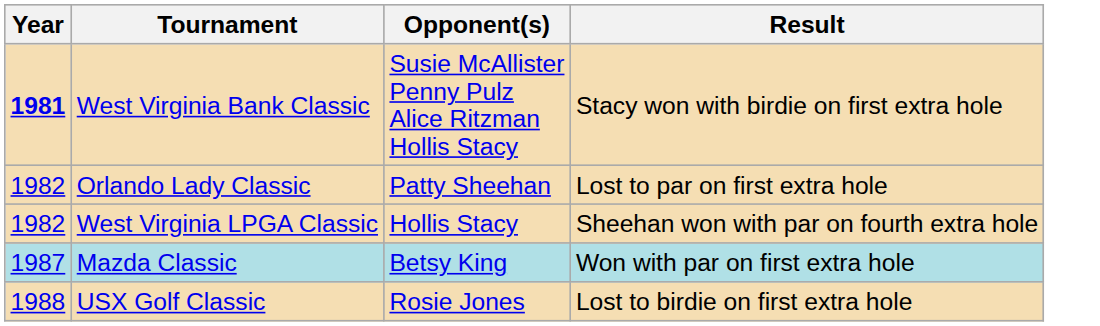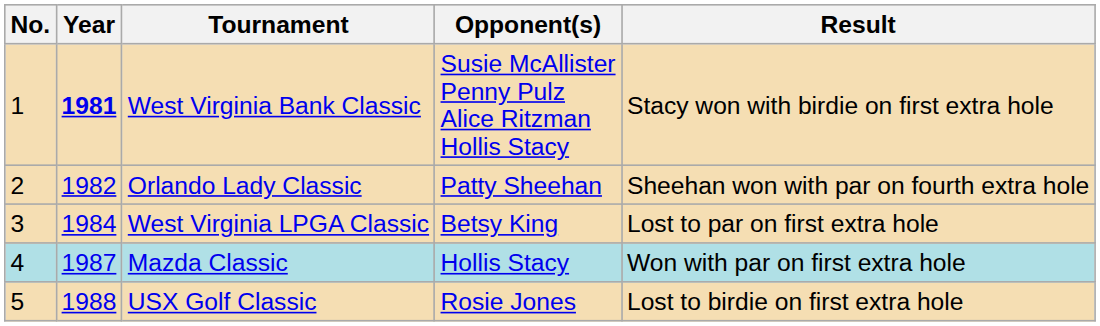+ column: (30, 24)
(732, 185) Lost to par on first extra hole -> (858, 185) Sheehan won with par on fourth extra hole
(38, 224) 1982 -> (89, 224) 1984
(454, 224) Hollis Stacy -> (499, 224) Betsy King
(807, 224) Sheehan won with par on fourth extra hole -> (783, 224) Lost to par on first extra hole
(448, 263) Betsy King -> (505, 263) Hollis Stacy
